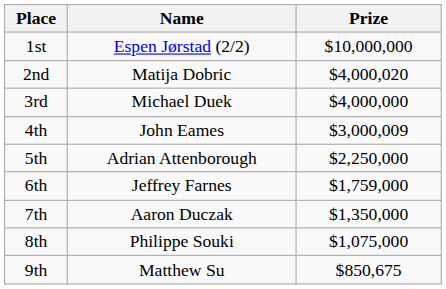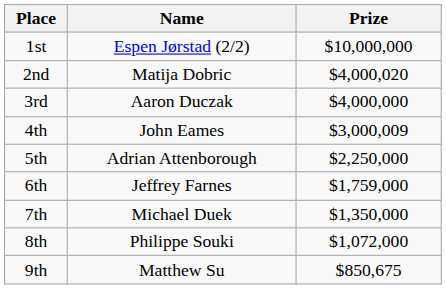(182, 102) Michael Duek -> (182, 102) Aaron Duczak
(182, 213) Aaron Duczak -> (182, 213) Michael Duek
(369, 241) $1,075,000 -> (369, 241) $1,072,000
